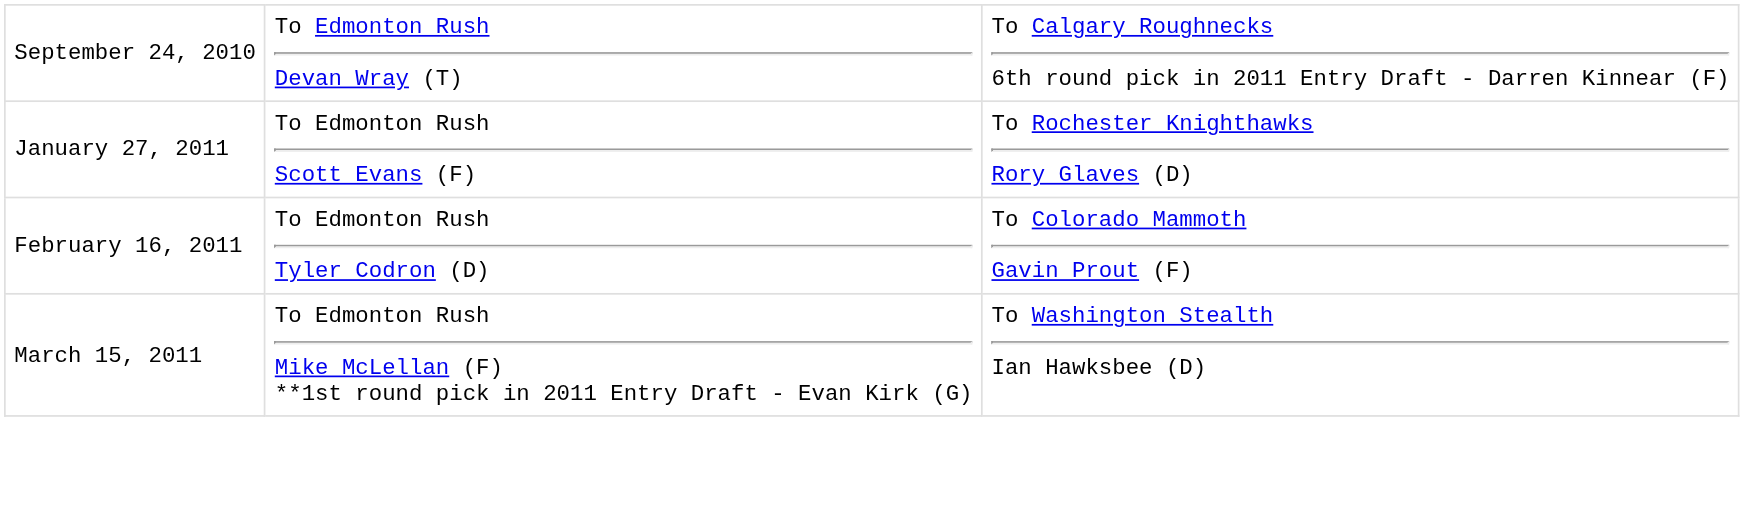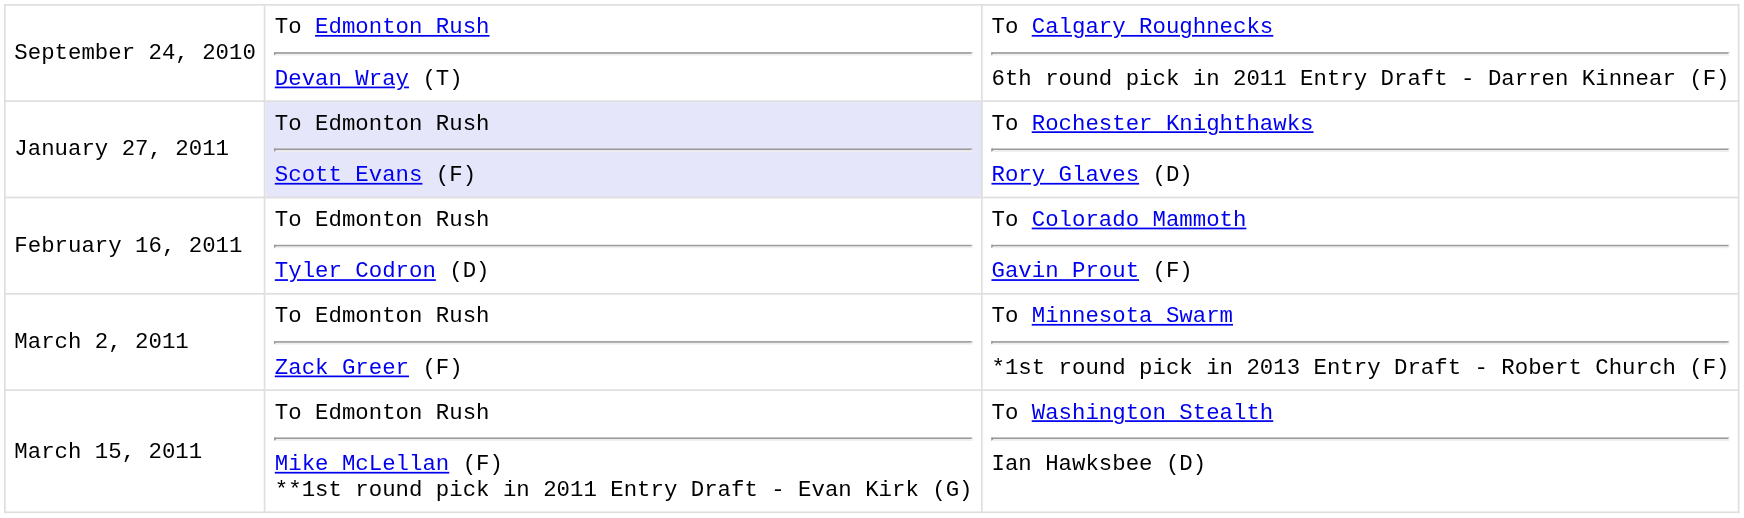(624, 149) no background -> (624, 149) lavender background
+ row: (102, 342)
